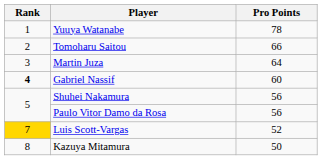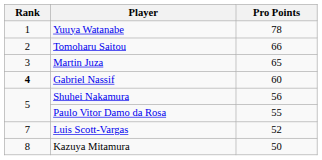(277, 63) 64 -> (277, 63) 65
(277, 113) 56 -> (277, 113) 55
(28, 130) gold background -> (28, 130) no background
